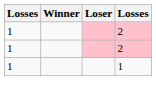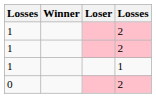+ row: (10, 84)
